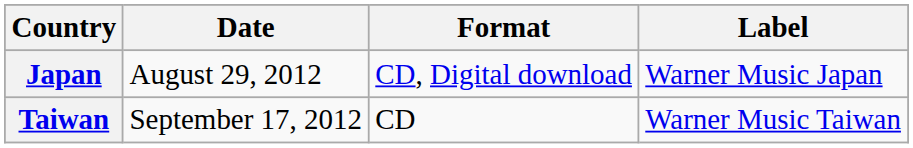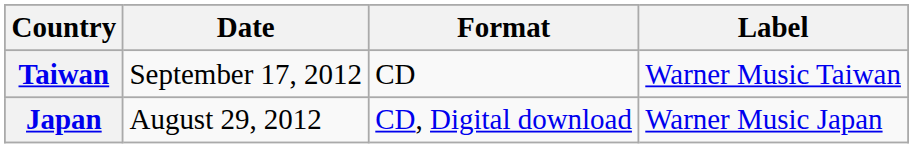rows swapped: (64, 73) <-> (64, 119)
